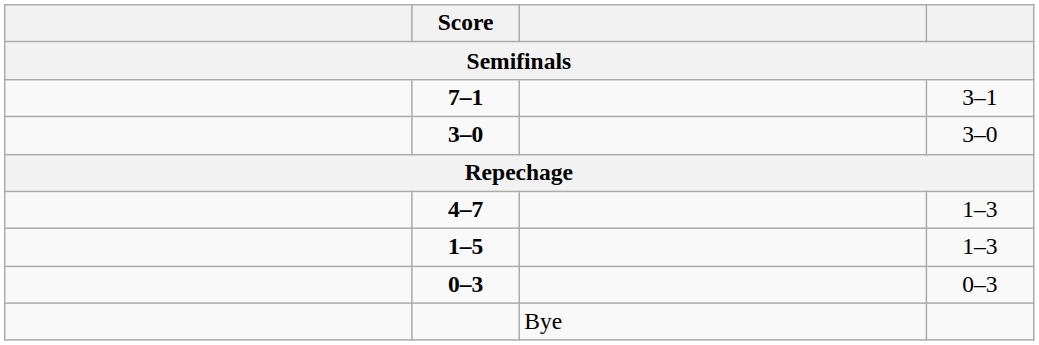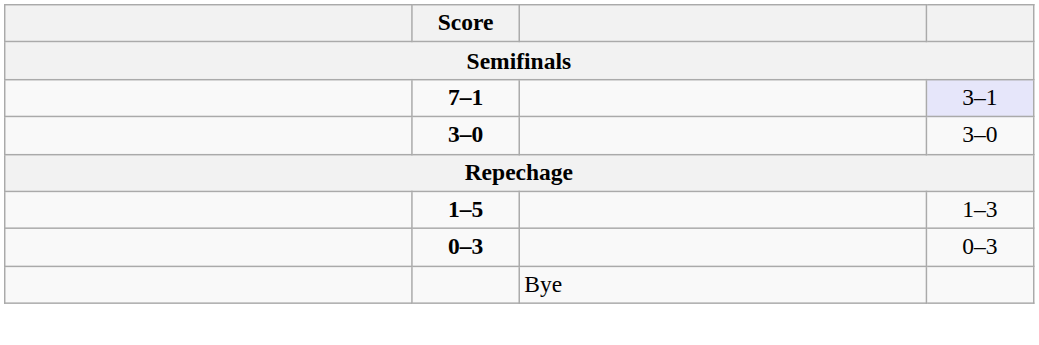(980, 97) no background -> (980, 97) lavender background
- row: (466, 209)
